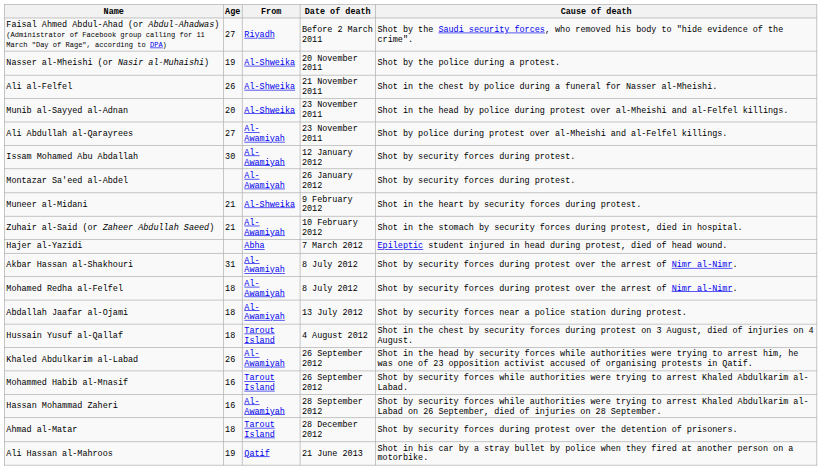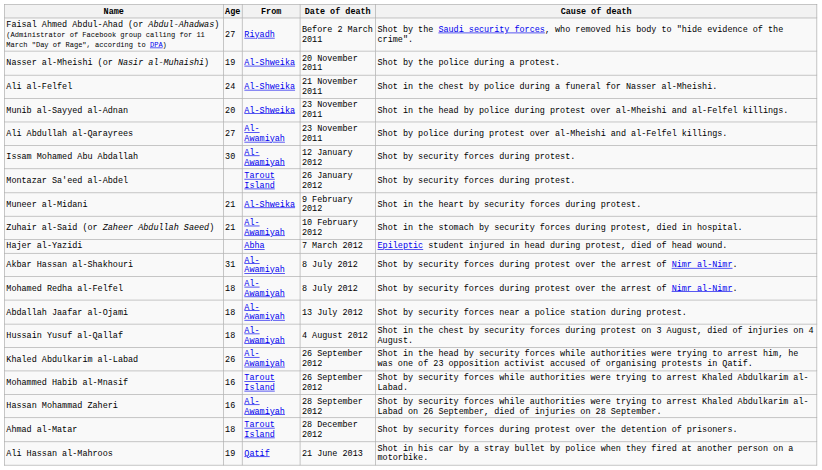(230, 87) 26 -> (230, 87) 24
(265, 181) Al-Awamiyah -> (260, 181) Tarout Island
(260, 336) Tarout Island -> (265, 336) Al-Awamiyah
